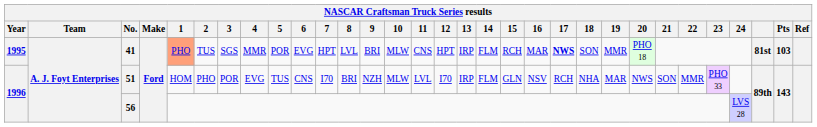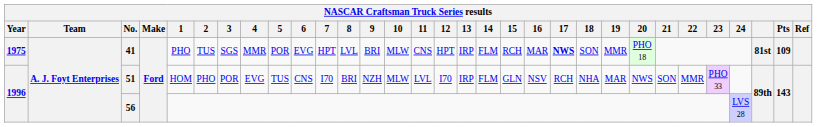(16, 51) 1995 -> (16, 51) 1975
(181, 51) lightsalmon background -> (181, 51) no background
(783, 51) 103 -> (783, 51) 109
